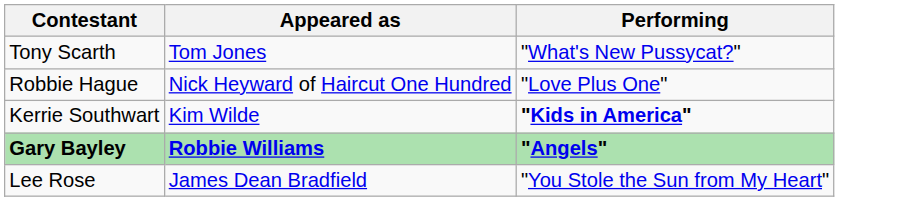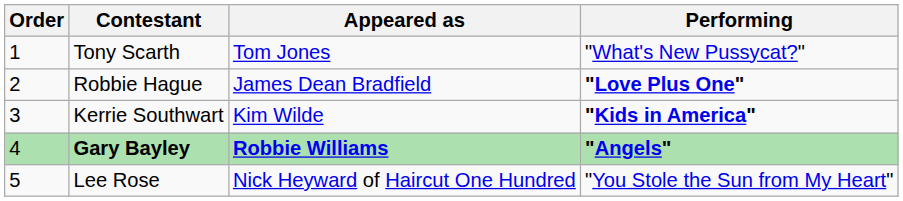+ column: (37, 20)
(340, 84) Nick Heyward of Haircut One Hundred -> (332, 84) James Dean Bradfield
(594, 84) normal -> (665, 84) bold
(268, 180) James Dean Bradfield -> (404, 180) Nick Heyward of Haircut One Hundred
